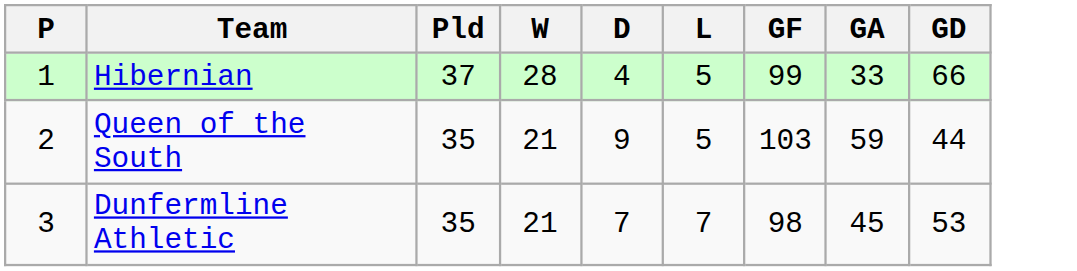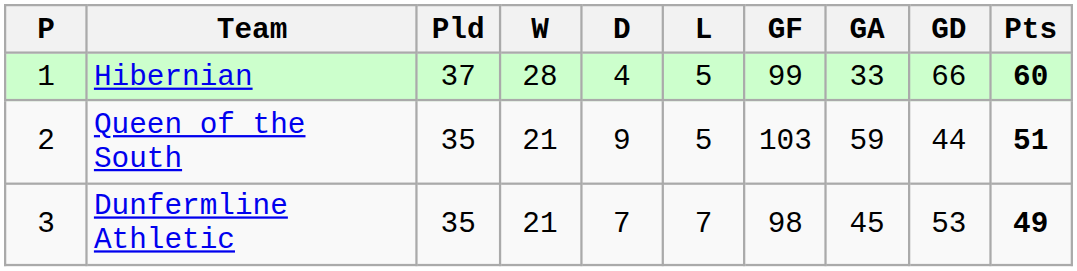+ column: (1031, 29)
